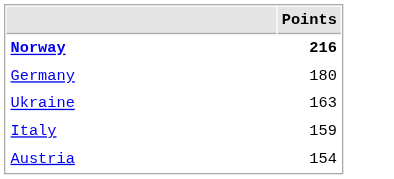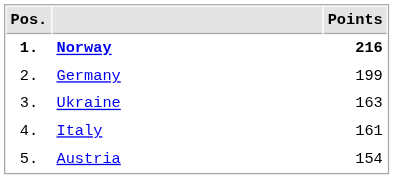+ column: (29, 20)
(323, 76) 180 -> (369, 76) 199
(323, 131) 159 -> (369, 131) 161
